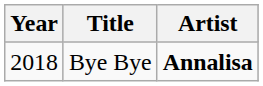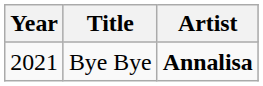(34, 61) 2018 -> (34, 61) 2021
